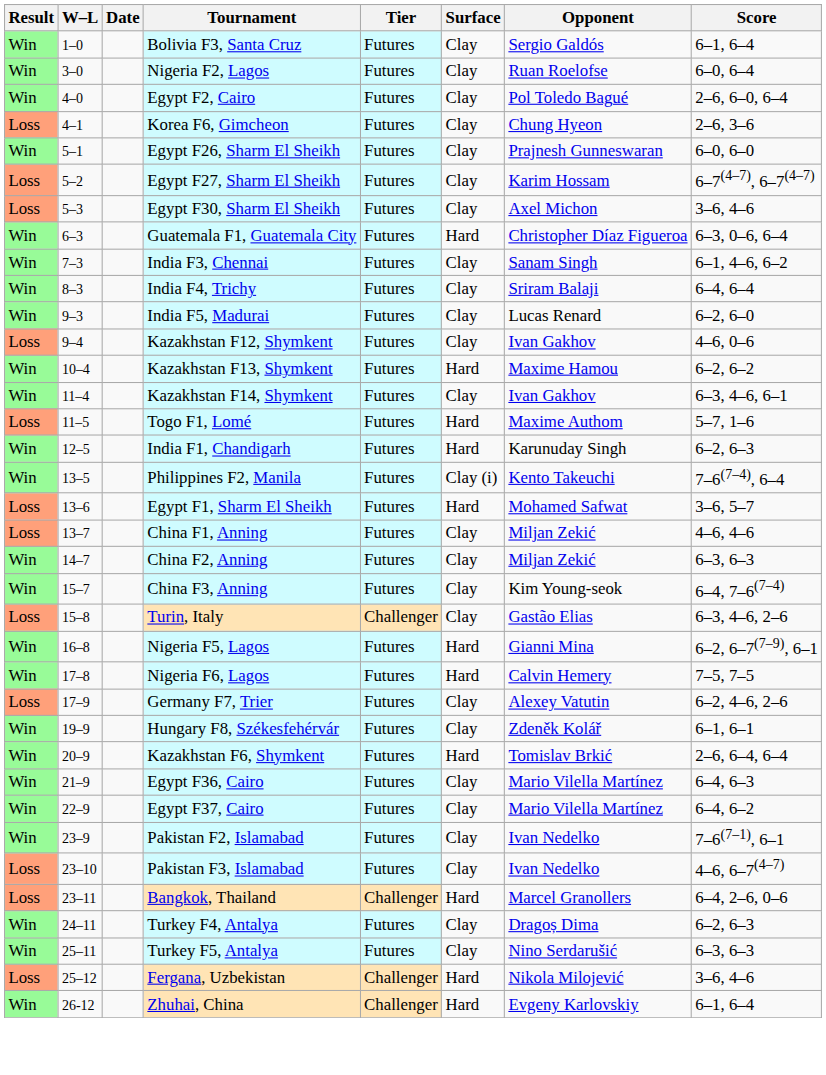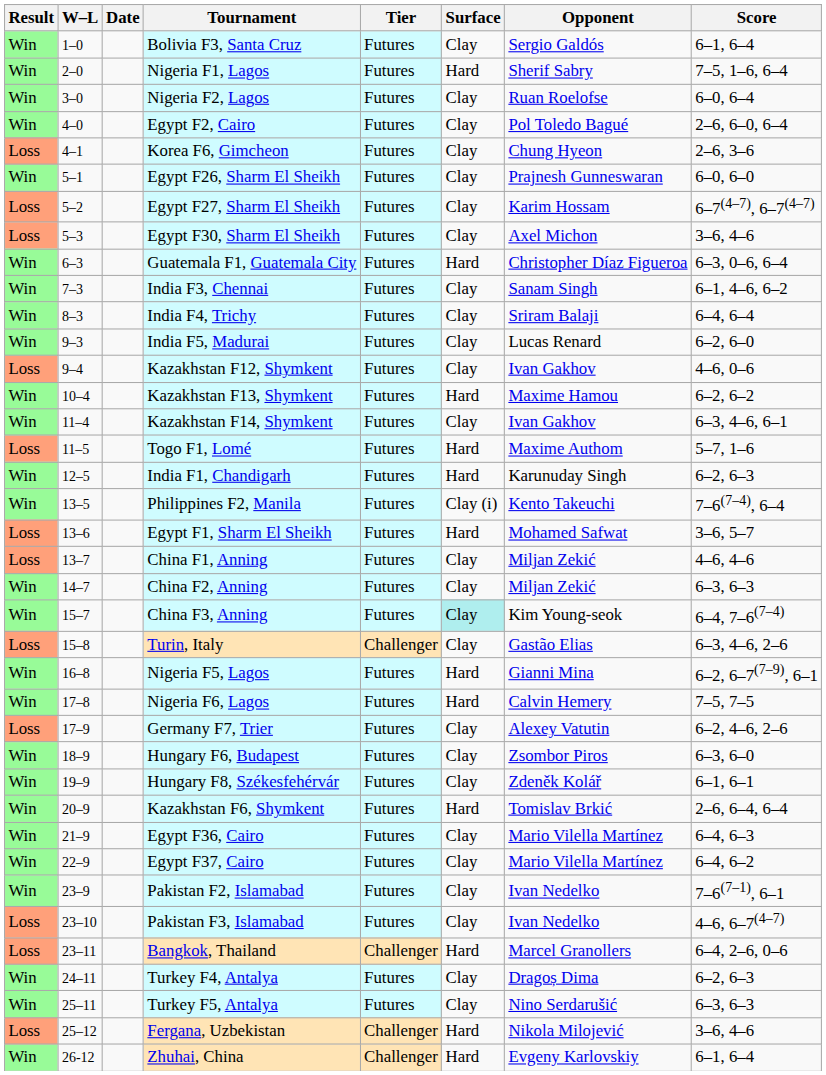+ row: (208, 71)
(461, 588) no background -> (461, 615) paleturquoise background
+ row: (223, 755)
